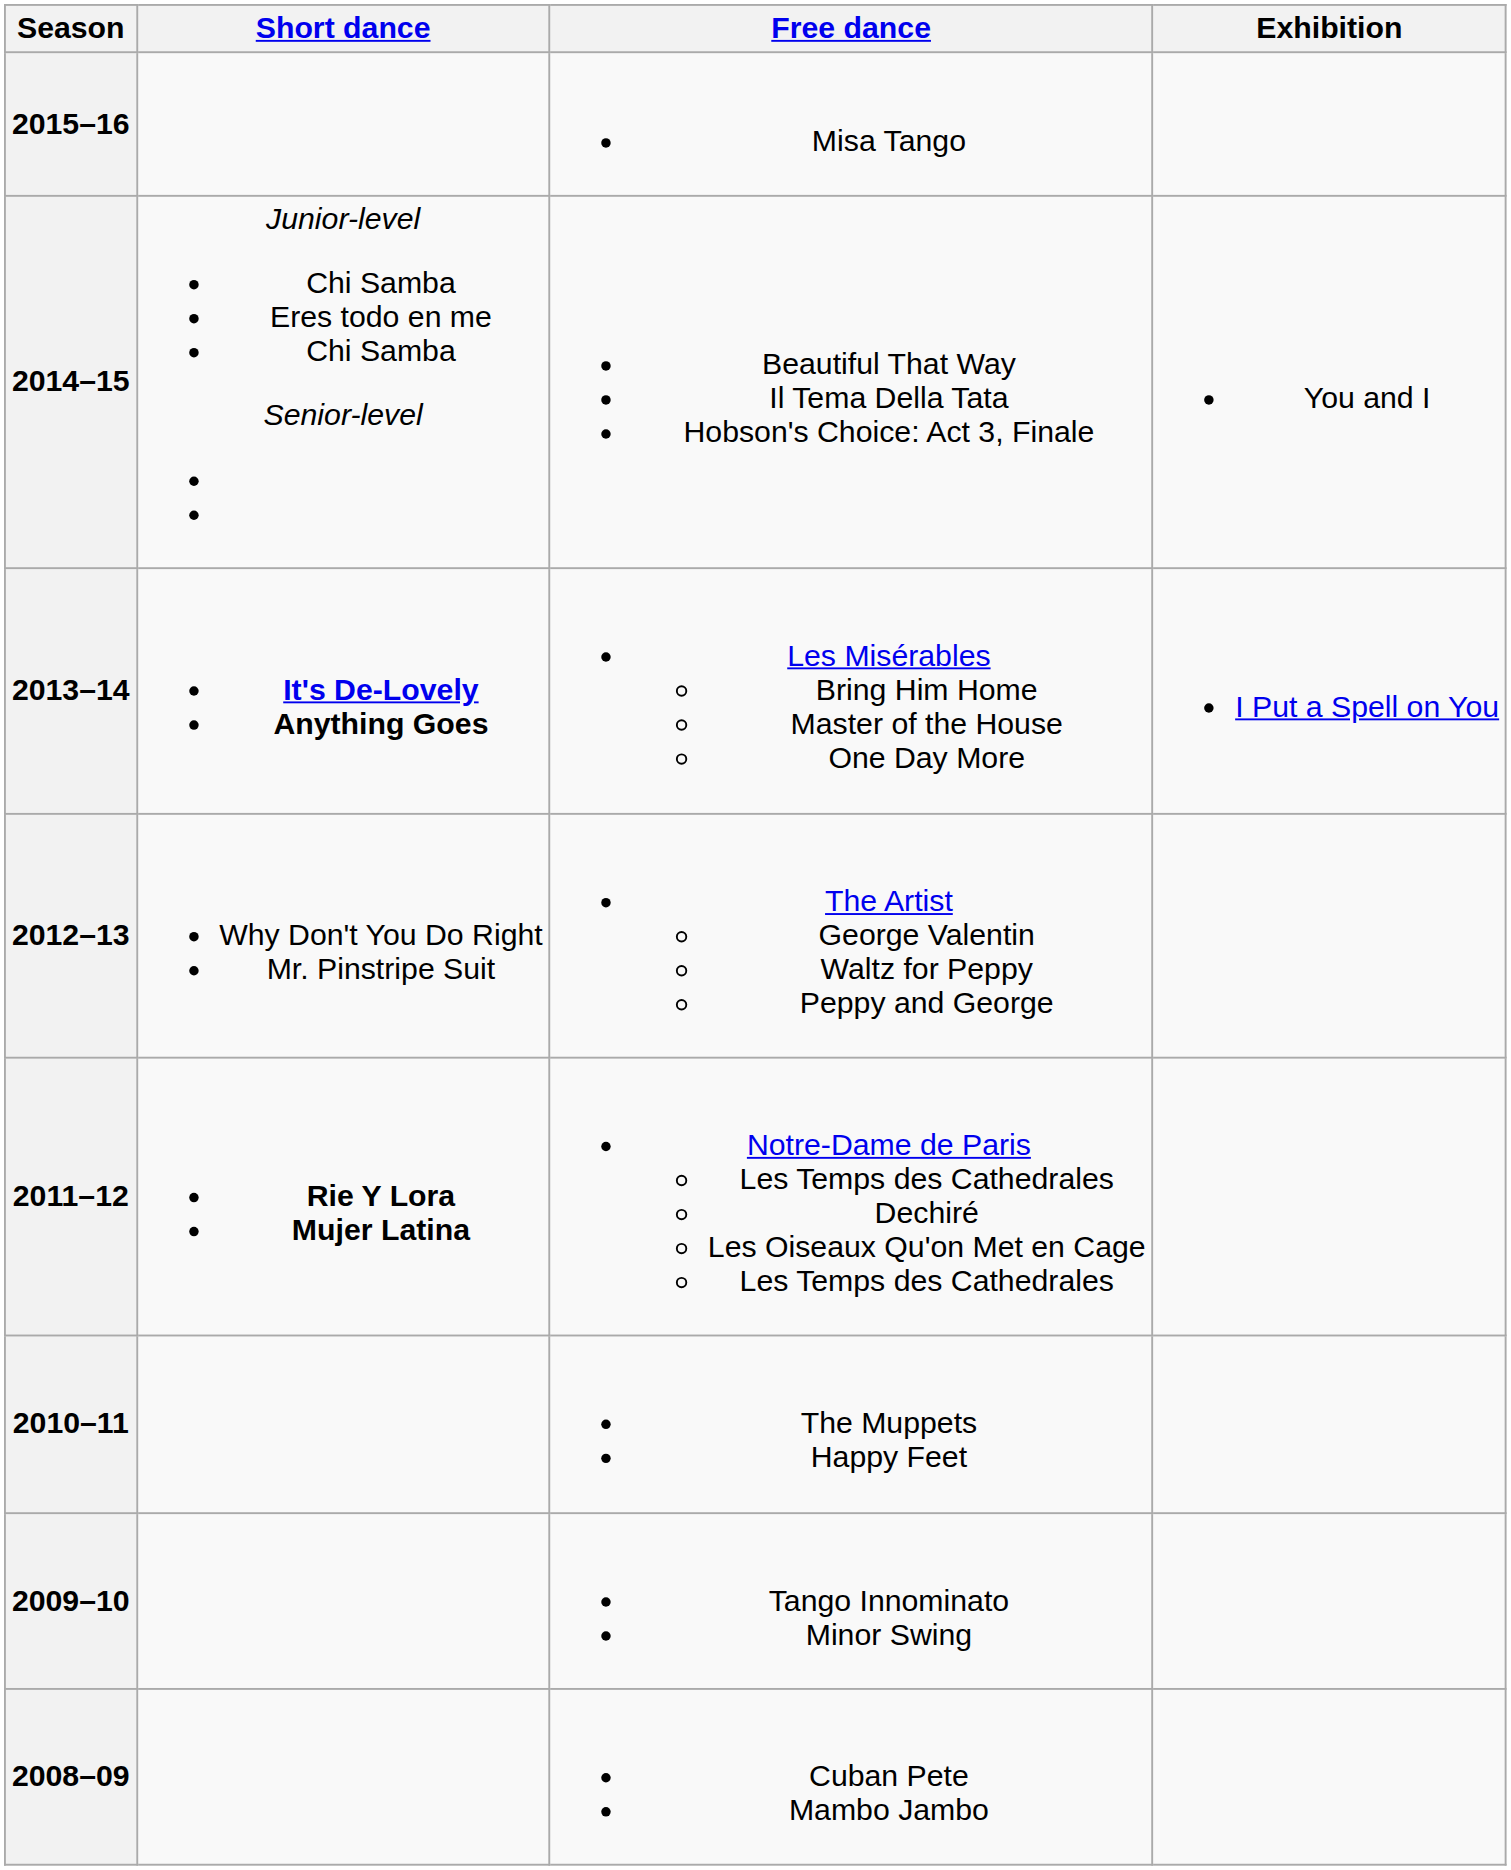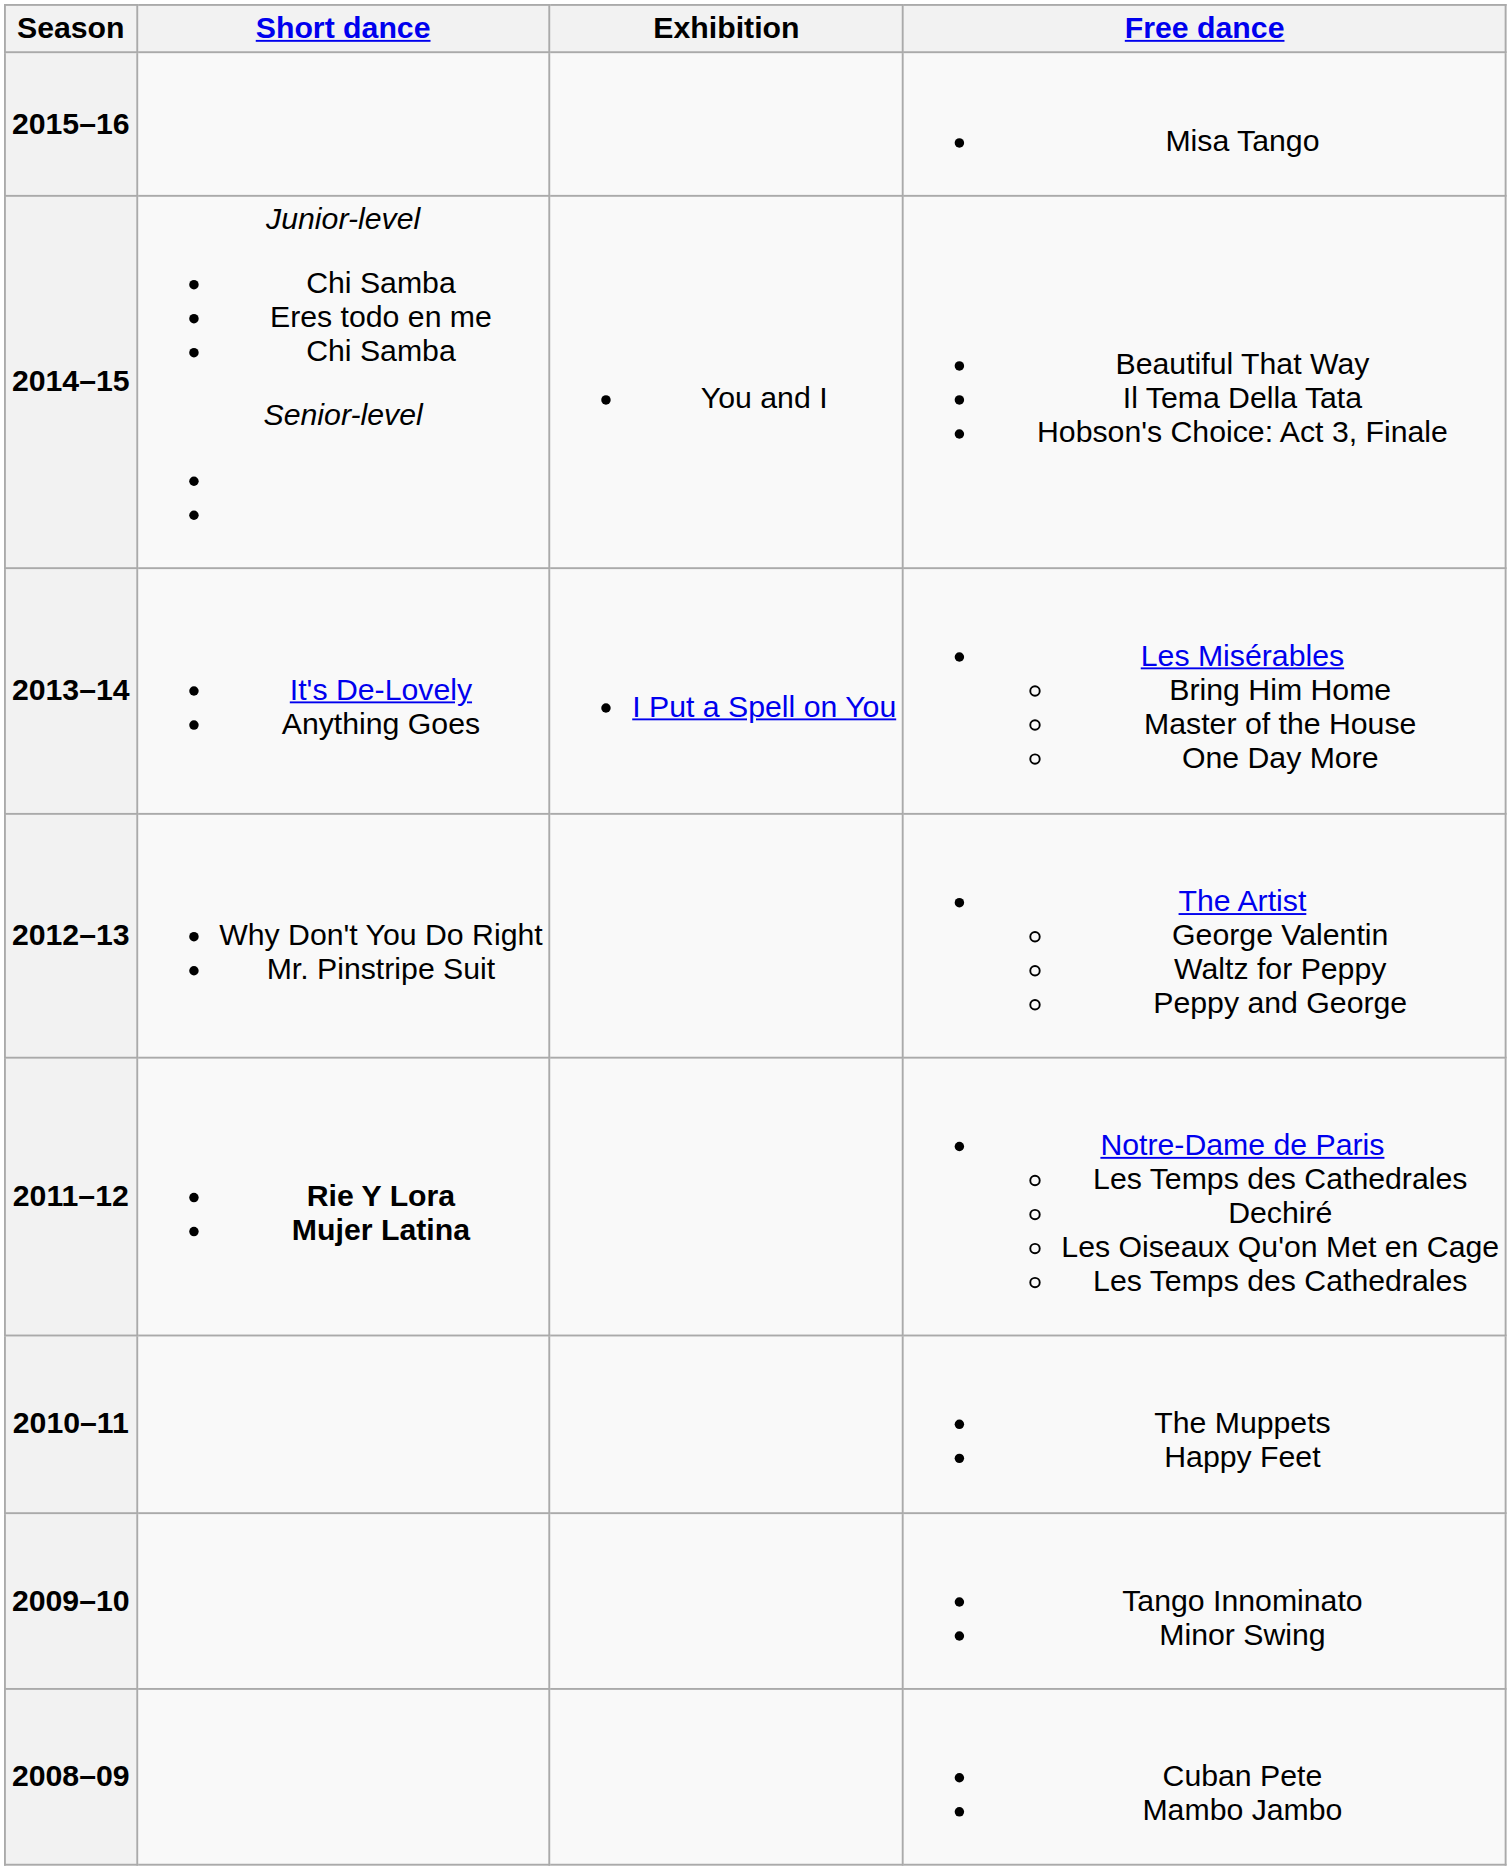columns swapped: (851, 28) <-> (1329, 28)
(343, 708) bold -> (343, 708) normal
